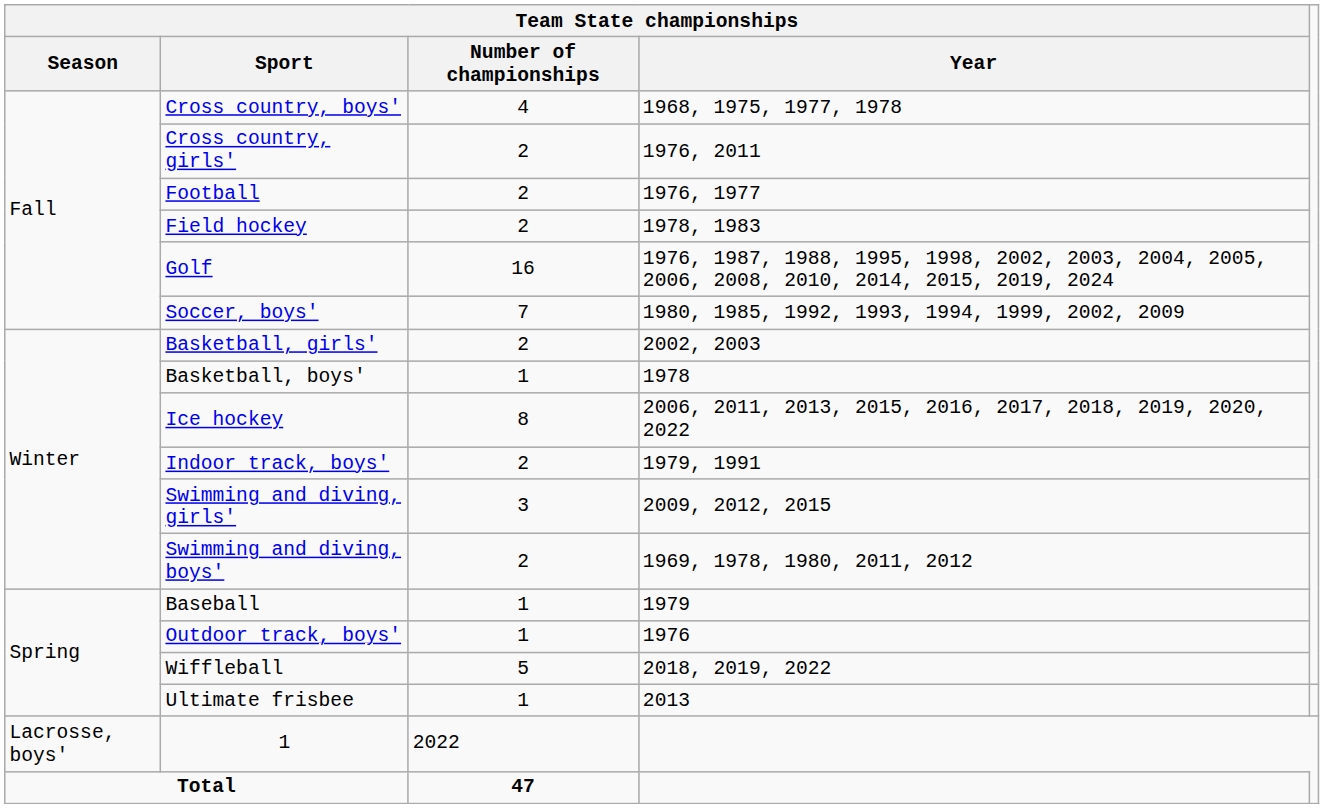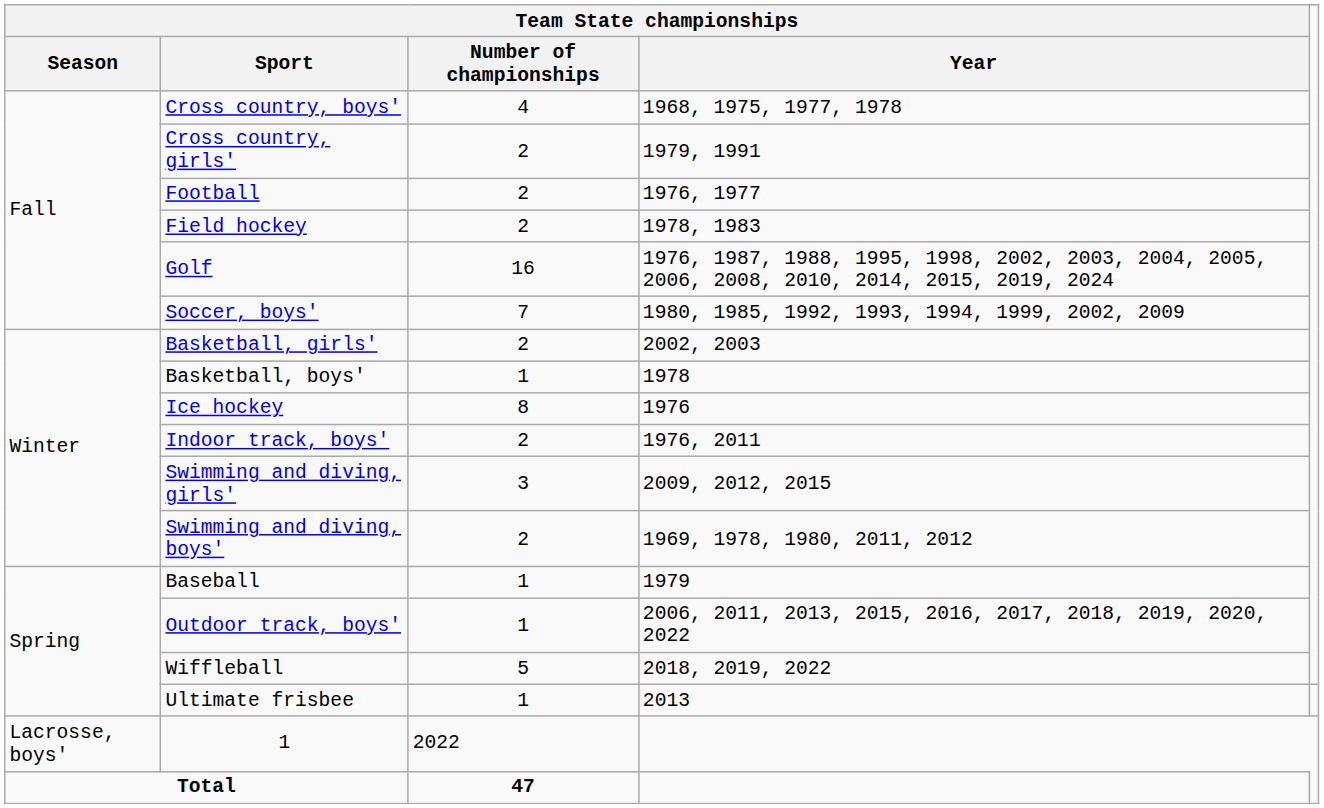(702, 151) 1976, 2011 -> (702, 151) 1979, 1991
(955, 420) 2006, 2011, 2013, 2015, 2016, 2017, 2018, 2019, 2020, 2022 -> (666, 409) 1976
(702, 463) 1979, 1991 -> (702, 441) 1976, 2011
(666, 637) 1976 -> (955, 625) 2006, 2011, 2013, 2015, 2016, 2017, 2018, 2019, 2020, 2022
